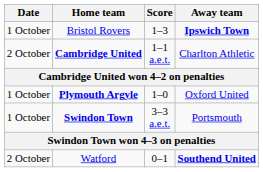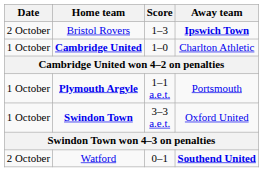(28, 30) 1 October -> (28, 30) 2 October
(28, 53) 2 October -> (28, 47) 1 October
(160, 53) 1–1 a.e.t. -> (160, 47) 1–0
(160, 94) 1–0 -> (160, 88) 1–1 a.e.t.
(217, 94) Oxford United -> (217, 88) Portsmouth
(217, 117) Portsmouth -> (217, 117) Oxford United
